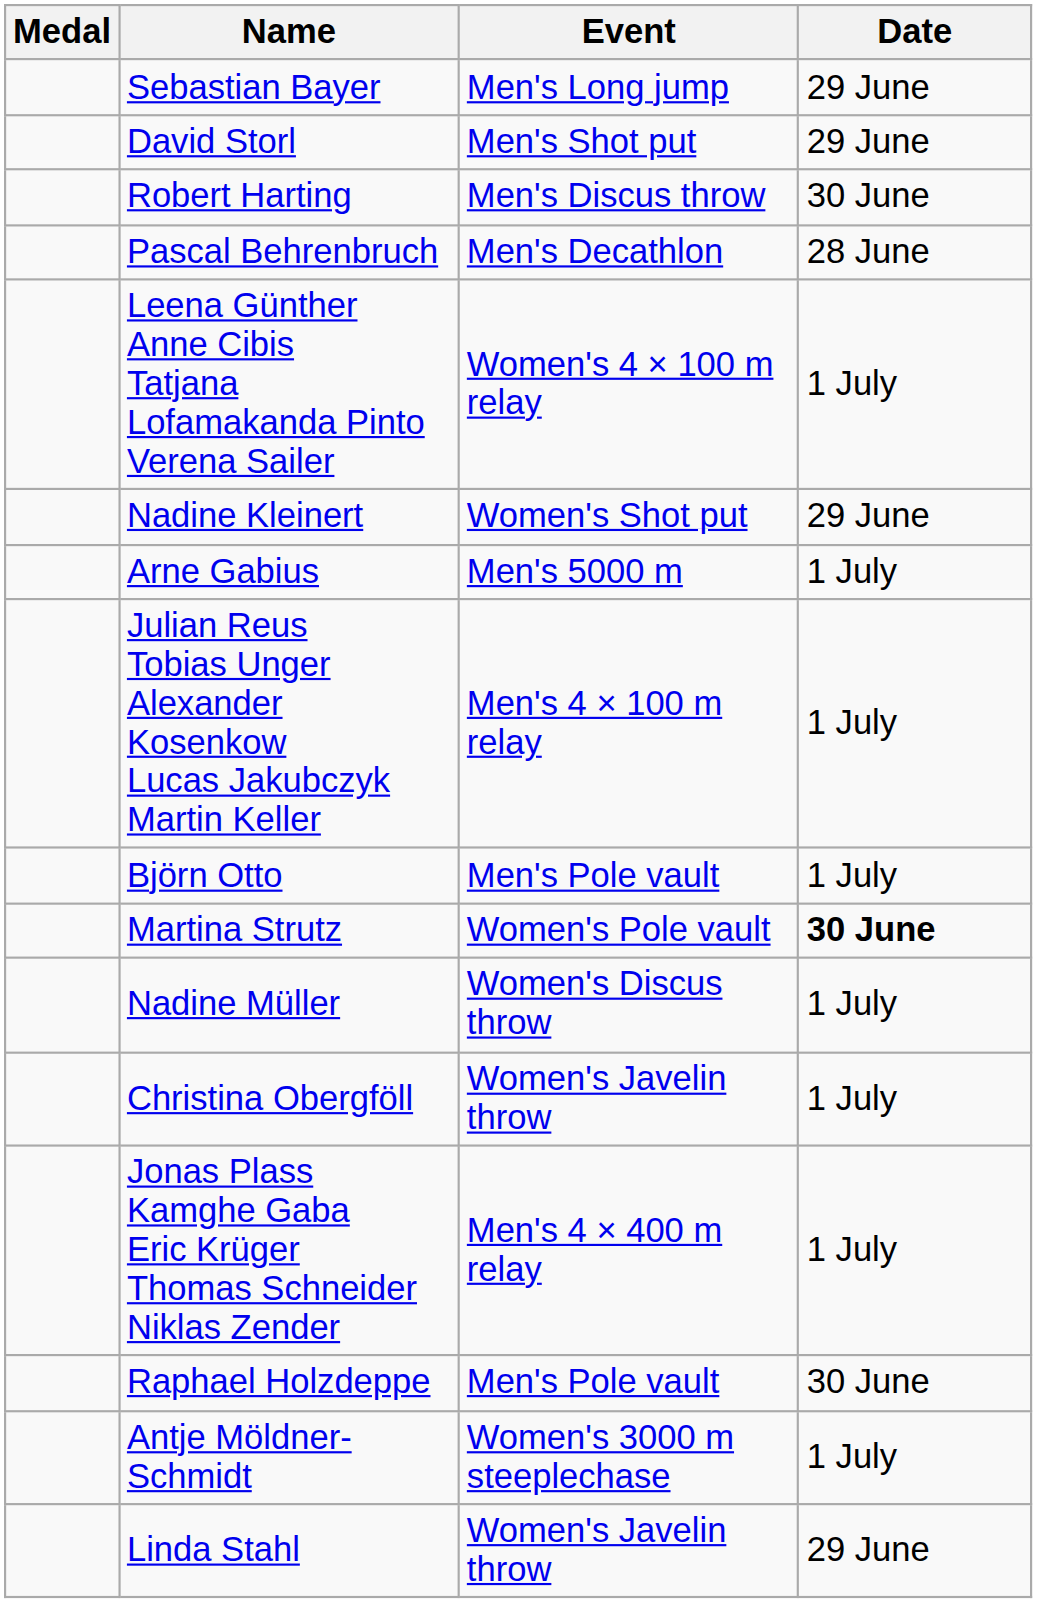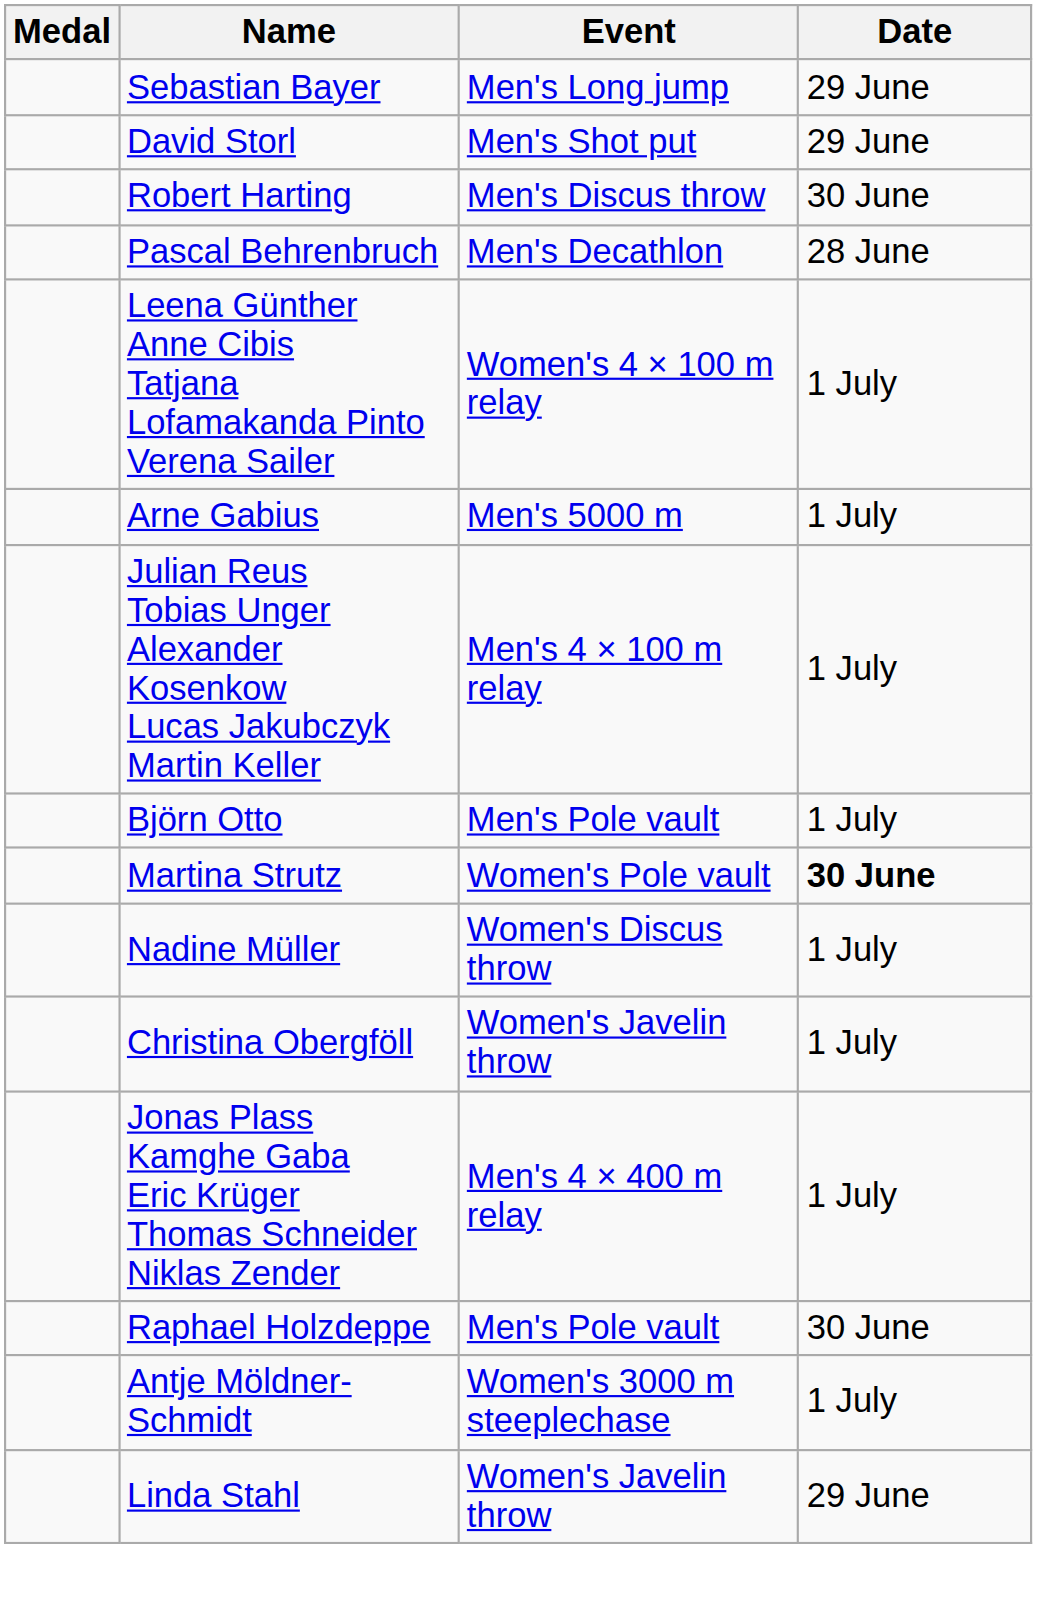- row: (245, 516)
